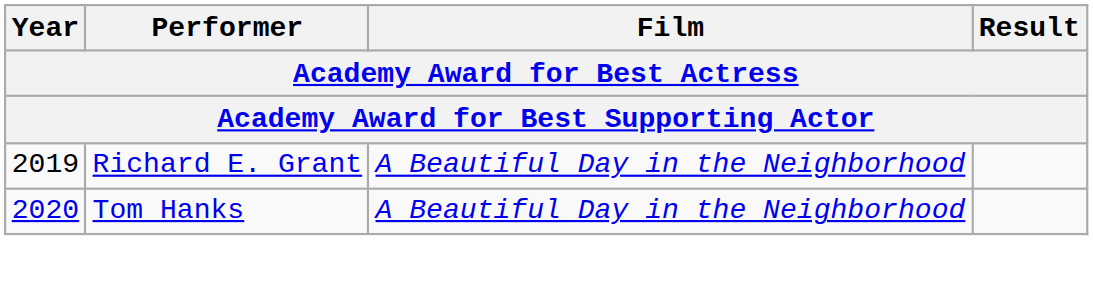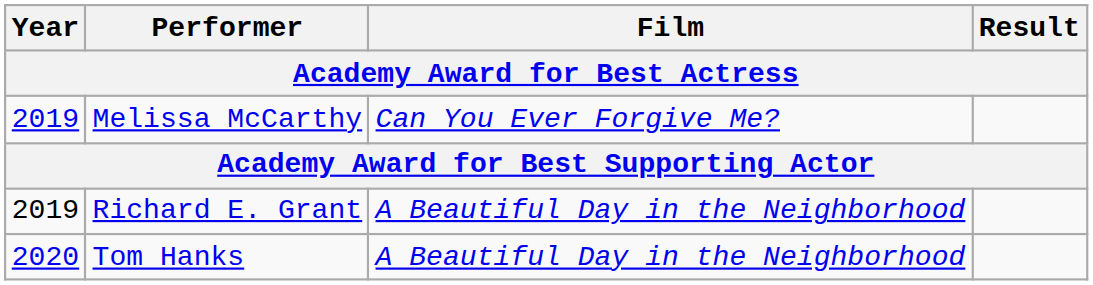+ row: (227, 119)
